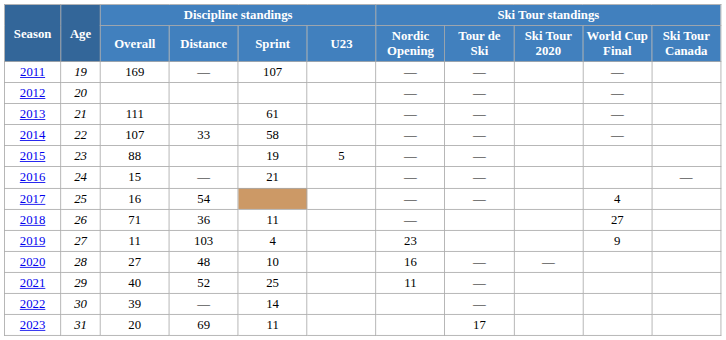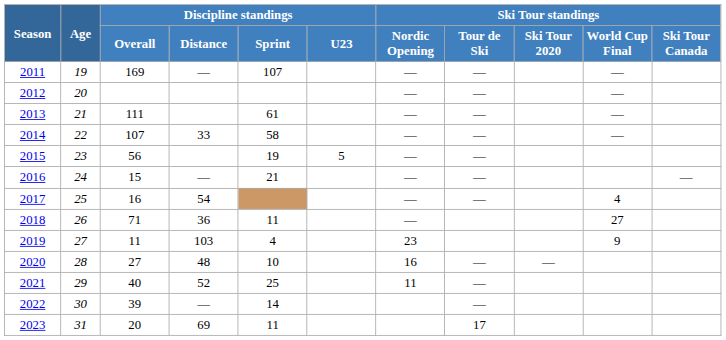(135, 156) 88 -> (135, 156) 56
